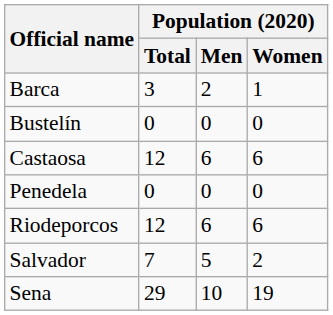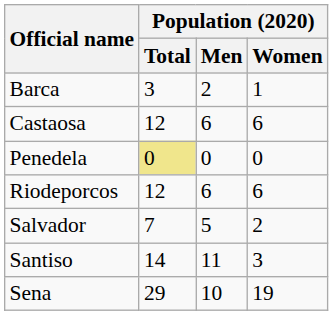- row: (45, 123)
(149, 191) no background -> (149, 157) khaki background
+ row: (41, 259)
